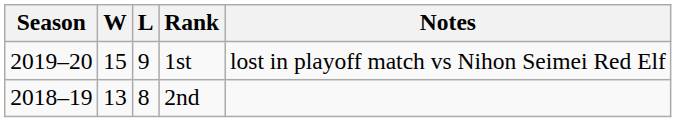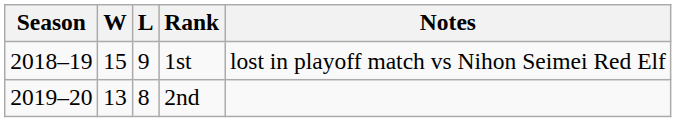(51, 60) 2019–20 -> (51, 60) 2018–19
(51, 97) 2018–19 -> (51, 97) 2019–20
